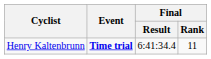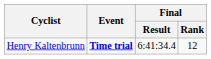(192, 46) 11 -> (192, 46) 12
